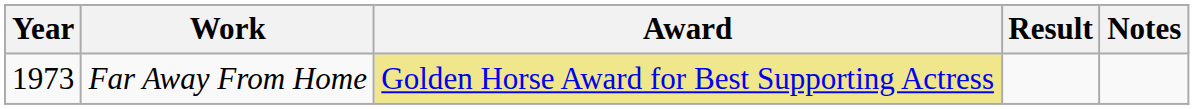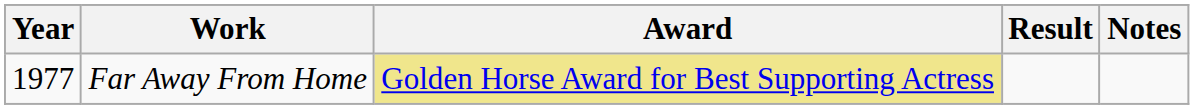(43, 78) 1973 -> (43, 78) 1977
